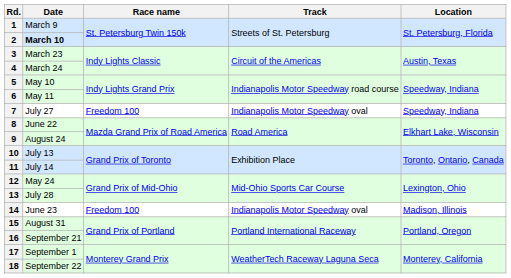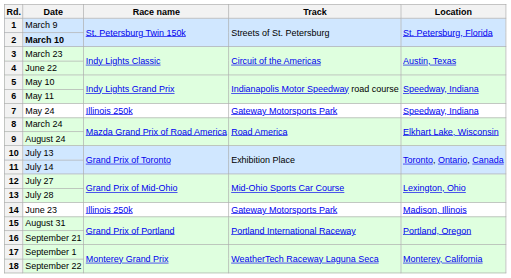(44, 68) March 24 -> (41, 68) June 22
(39, 110) July 27 -> (40, 110) May 24
(112, 110) Freedom 100 -> (109, 110) Illinois 250k
(299, 110) Indianapolis Motor Speedway oval -> (284, 110) Gateway Motorsports Park
(41, 124) June 22 -> (44, 124) March 24
(40, 181) May 24 -> (39, 181) July 27
(112, 209) Freedom 100 -> (109, 209) Illinois 250k
(299, 209) Indianapolis Motor Speedway oval -> (284, 209) Gateway Motorsports Park
